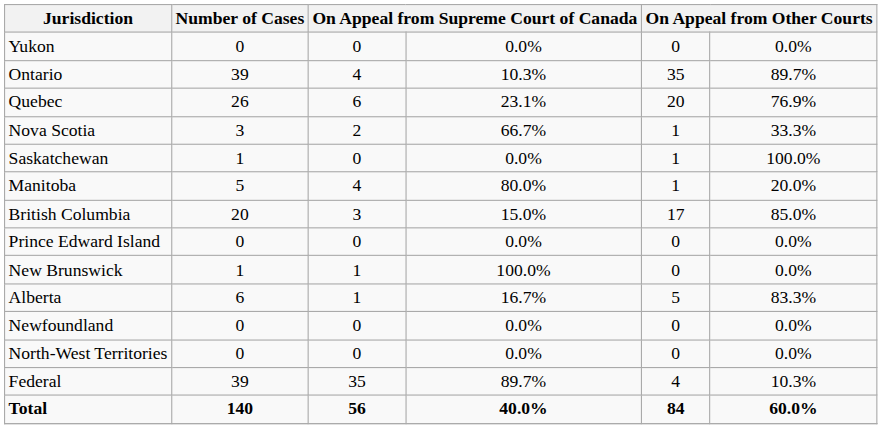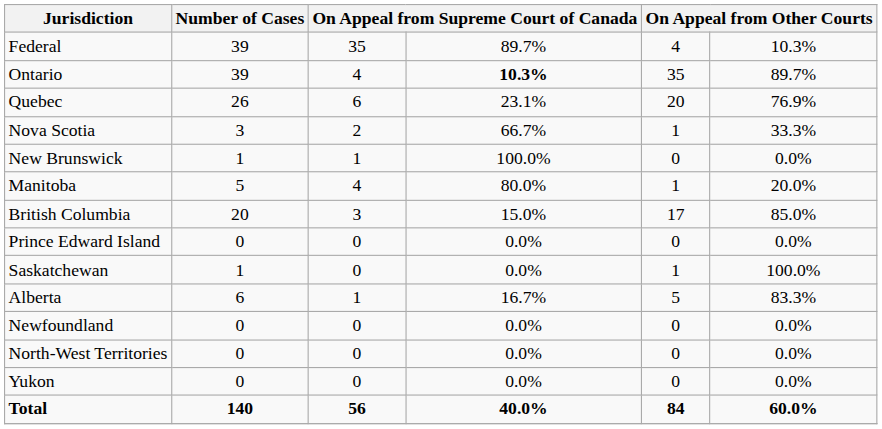rows swapped: (35, 381) <-> (32, 46)
(523, 74) normal -> (523, 74) bold
rows swapped: (66, 269) <-> (58, 158)
